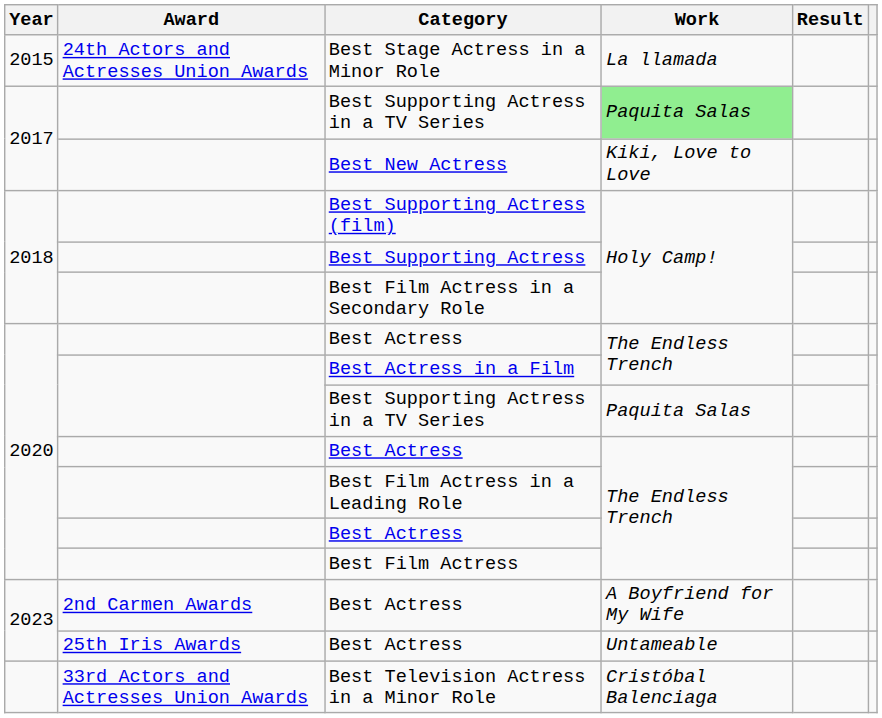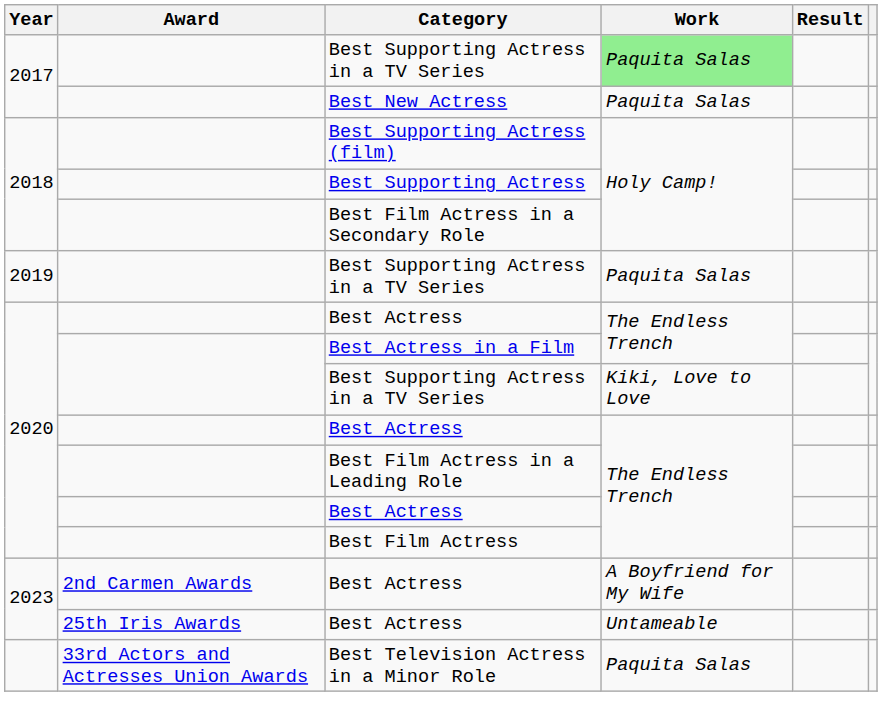- row: (31, 61)
(679, 164) Kiki, Love to Love -> (679, 102) Paquita Salas
+ row: (31, 277)
(679, 411) Paquita Salas -> (679, 389) Kiki, Love to Love
(662, 687) Cristóbal Balenciaga -> (679, 666) Paquita Salas
